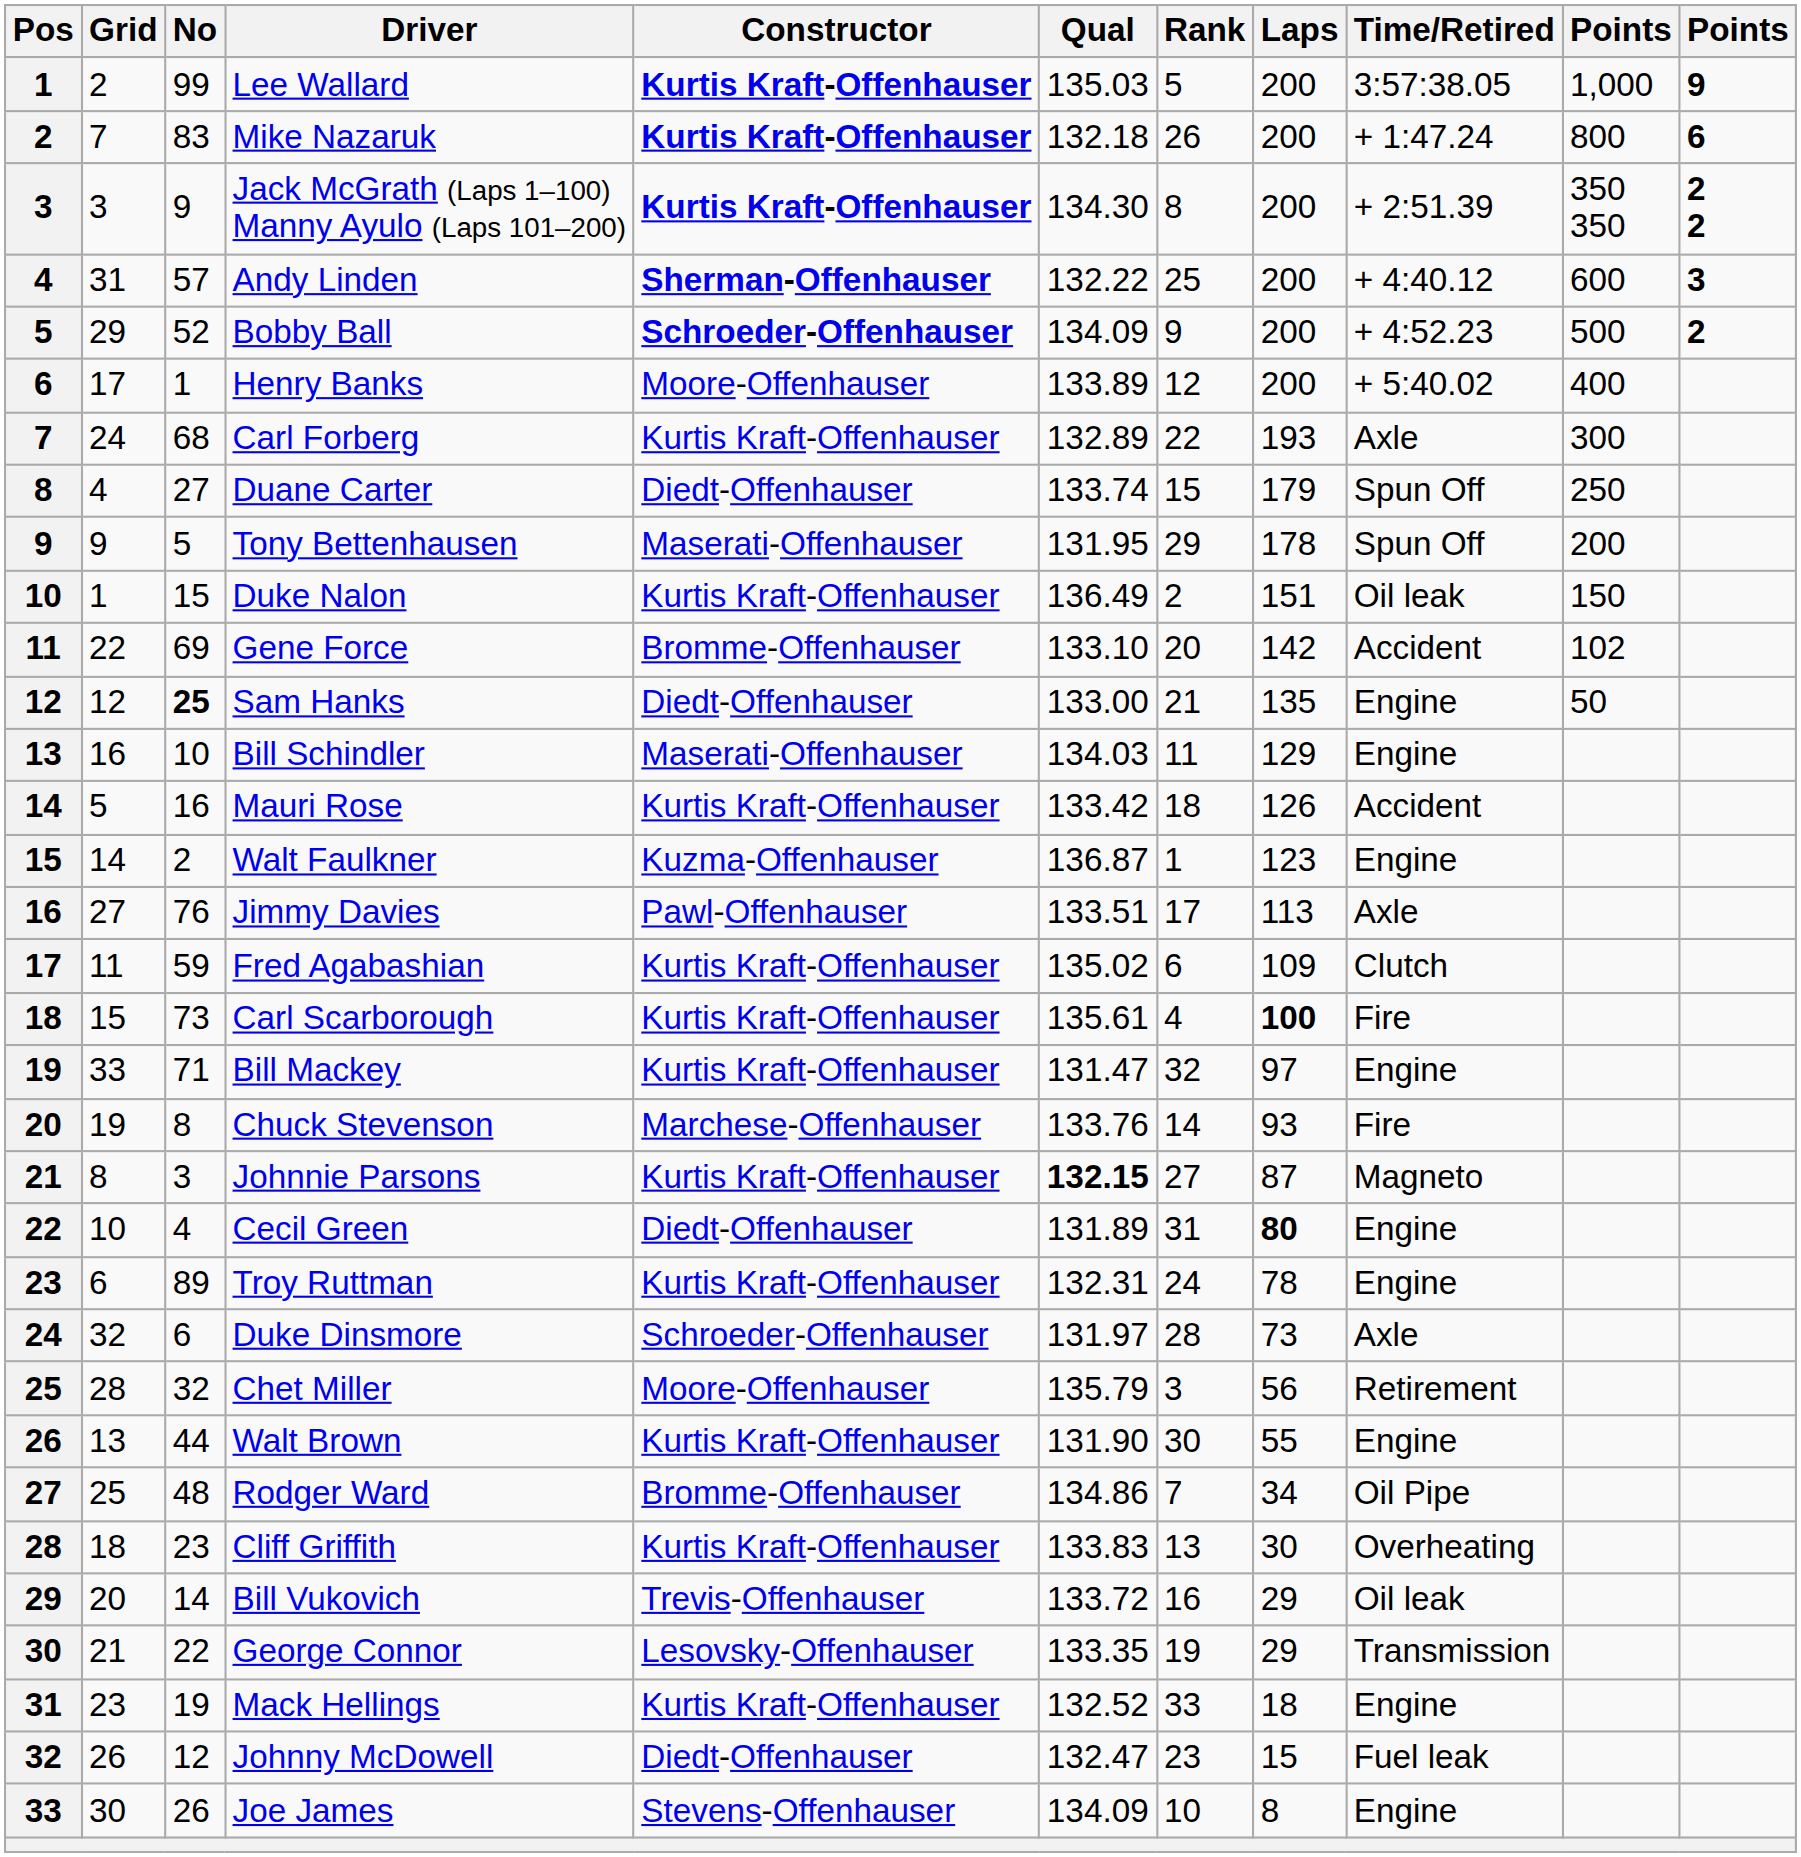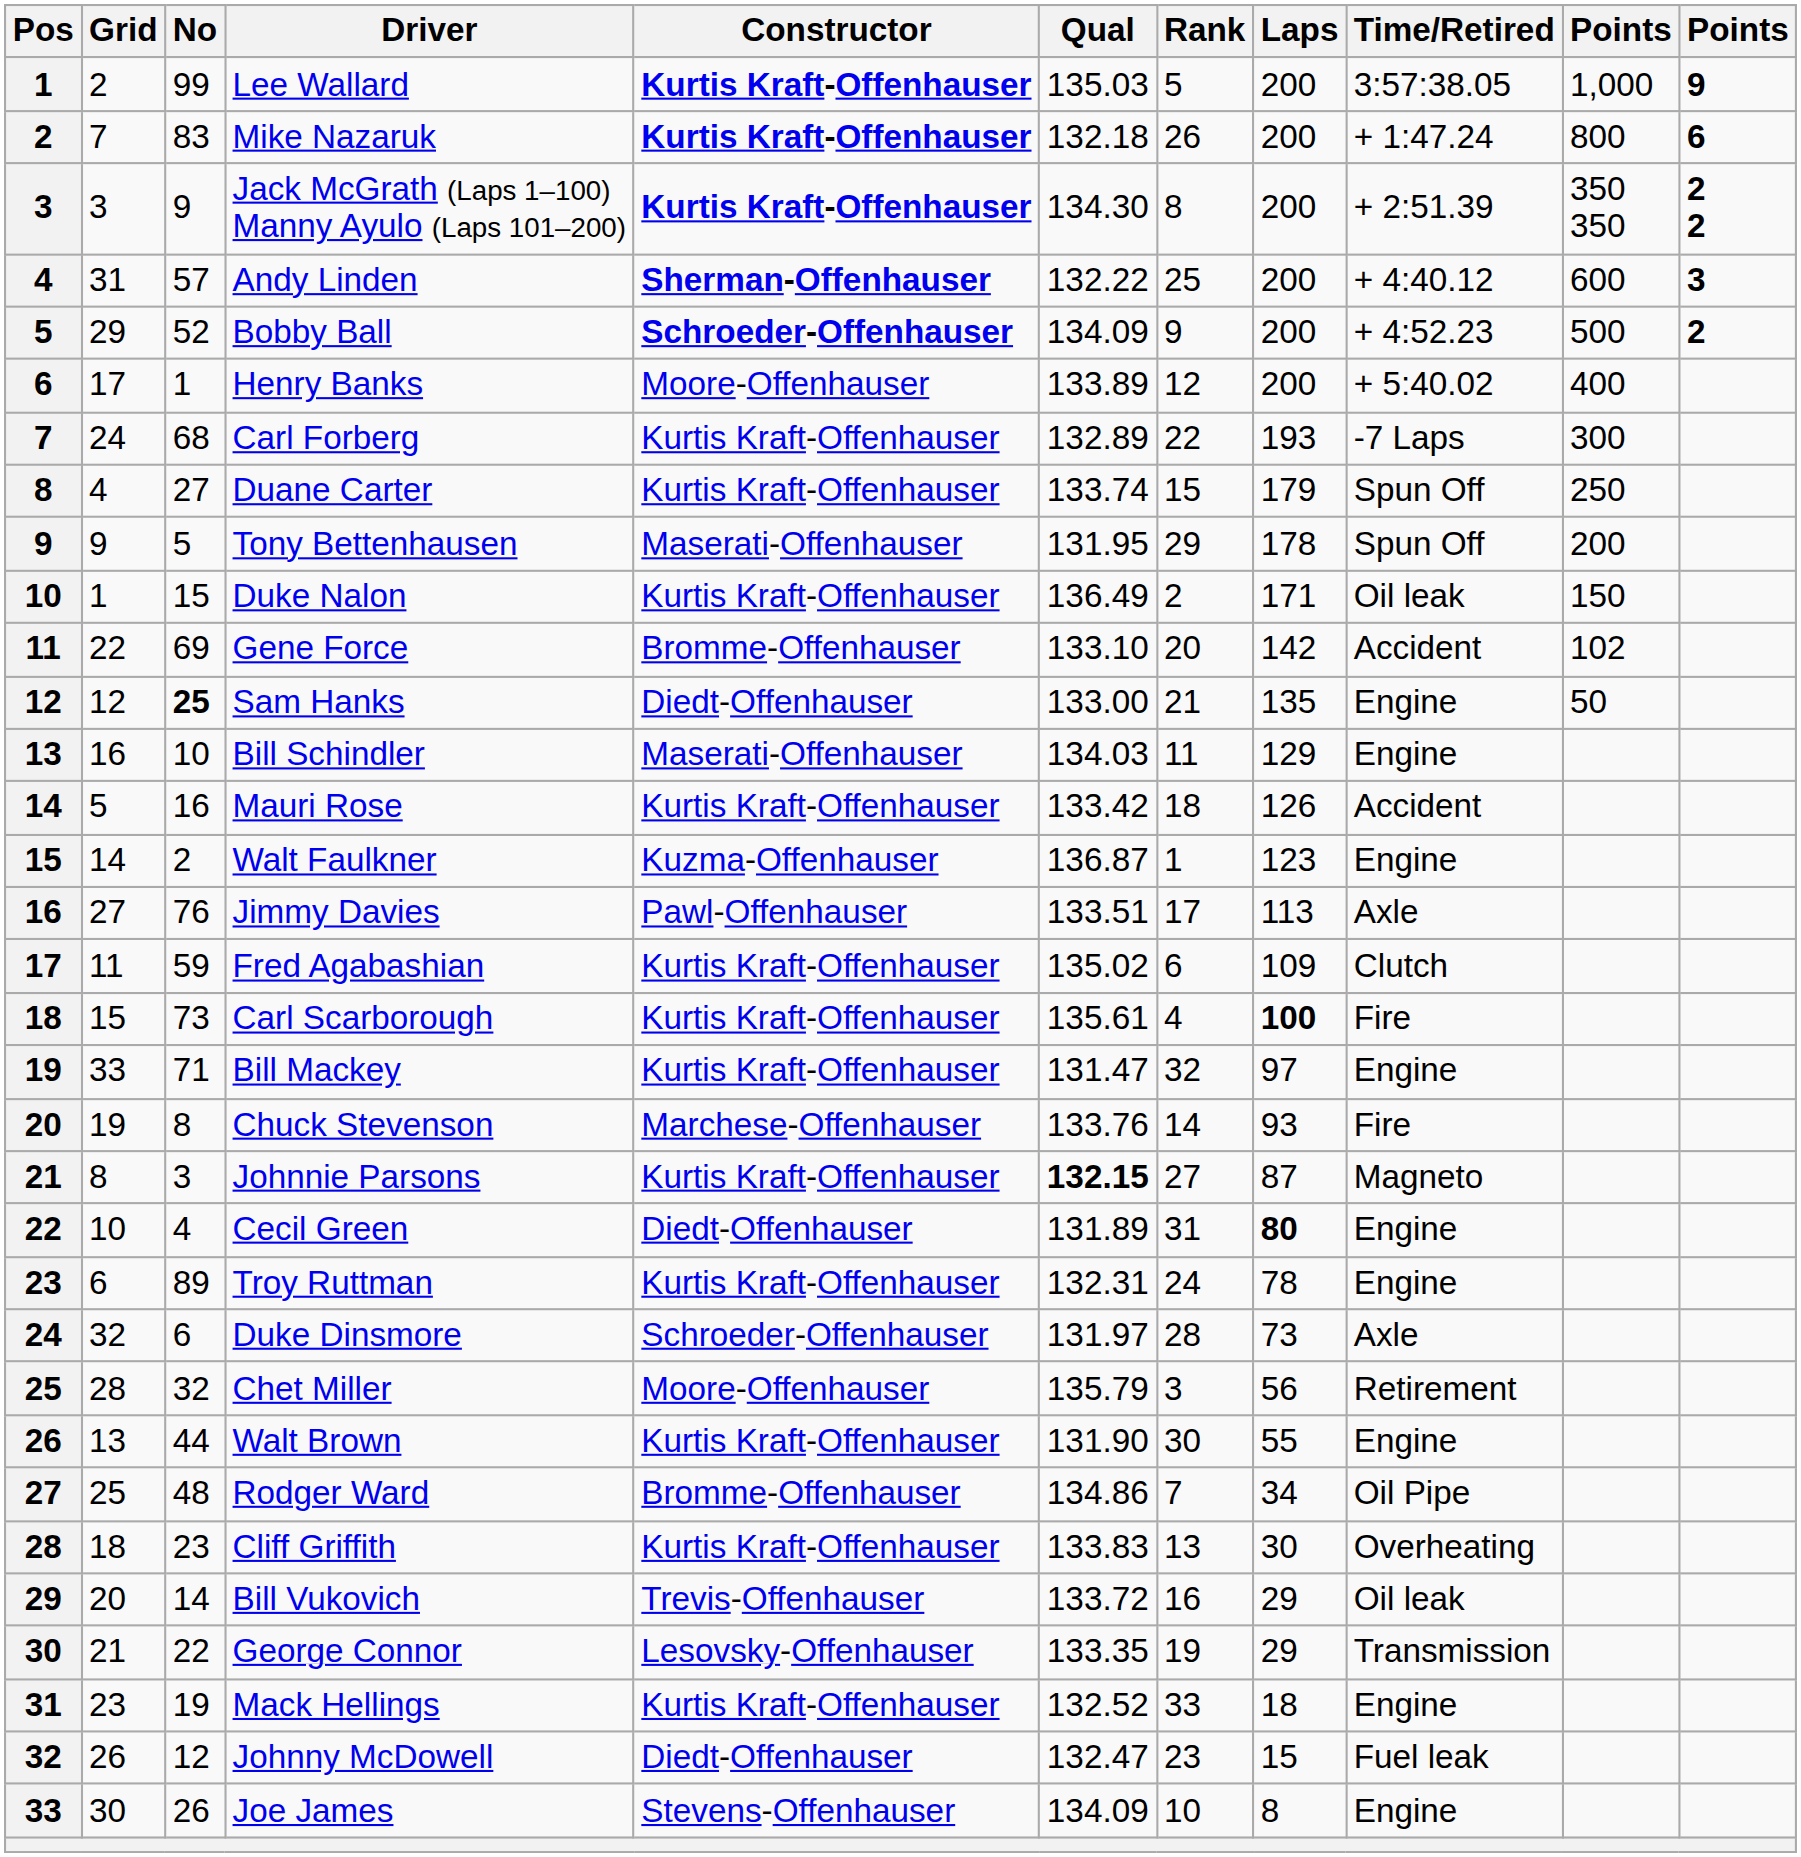(1386, 437) Axle -> (1409, 437) -7 Laps
(777, 490) Diedt-Offenhauser -> (820, 490) Kurtis Kraft-Offenhauser
(1288, 596) 151 -> (1288, 596) 171
